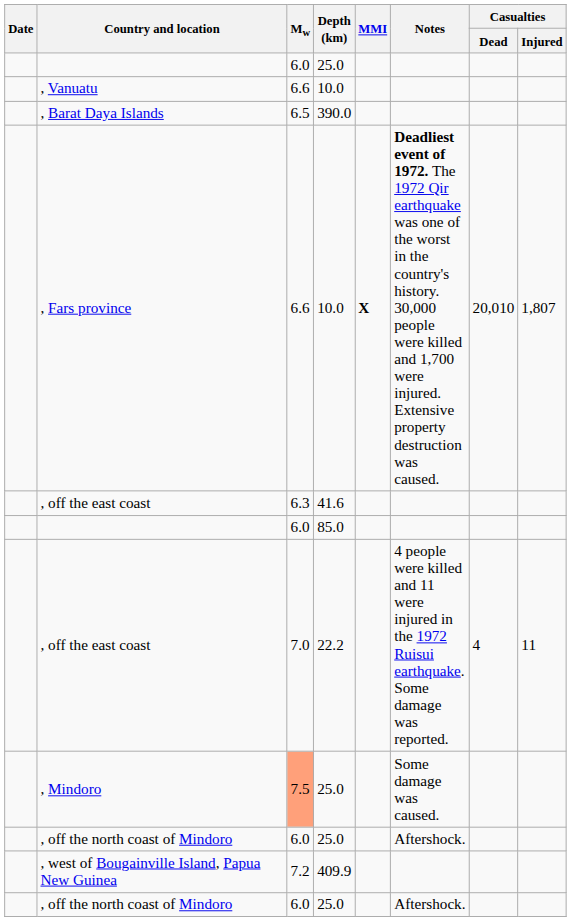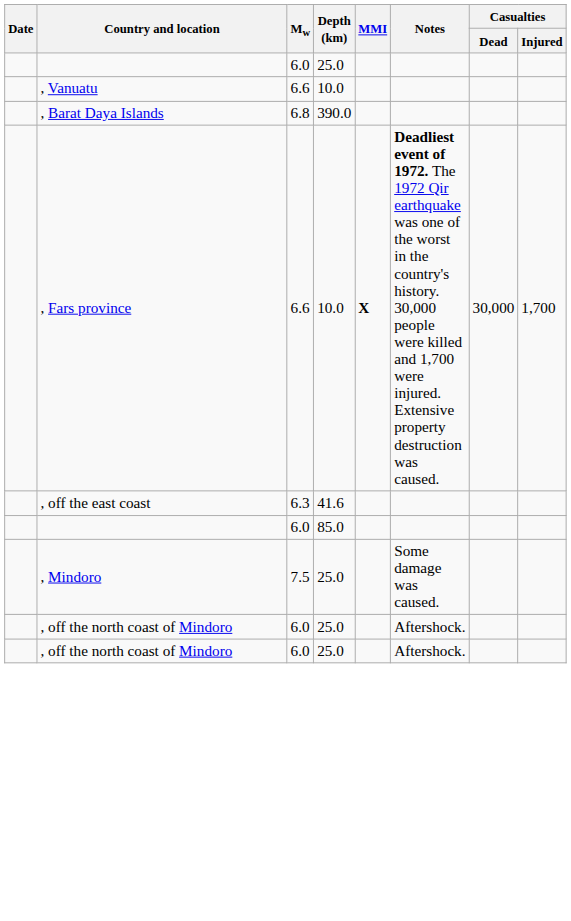(300, 112) 6.5 -> (300, 112) 6.8
(493, 308) 20,010 -> (493, 308) 30,000
(538, 308) 1,807 -> (538, 308) 1,700
- row: (95, 645)
(300, 789) lightsalmon background -> (300, 577) no background
- row: (150, 871)
